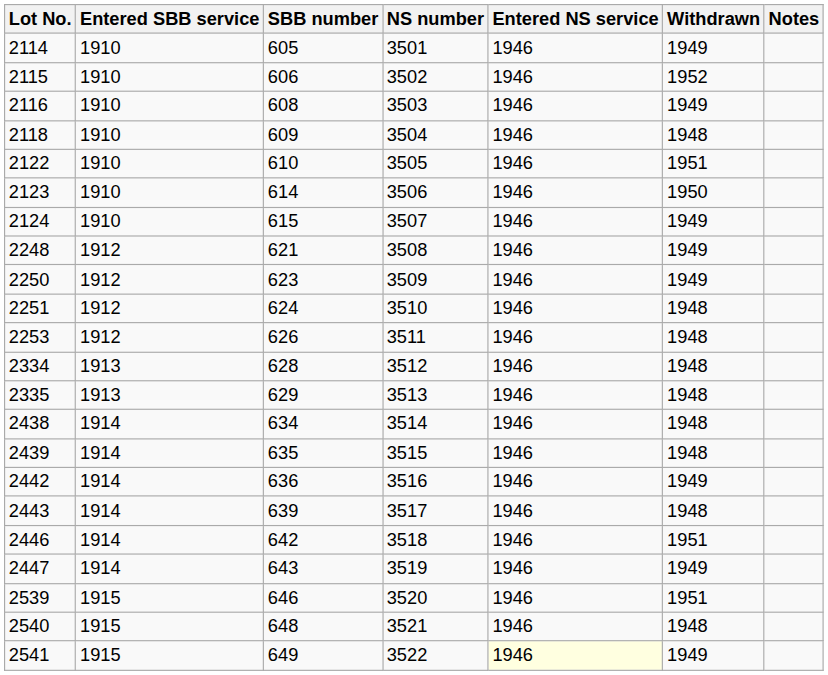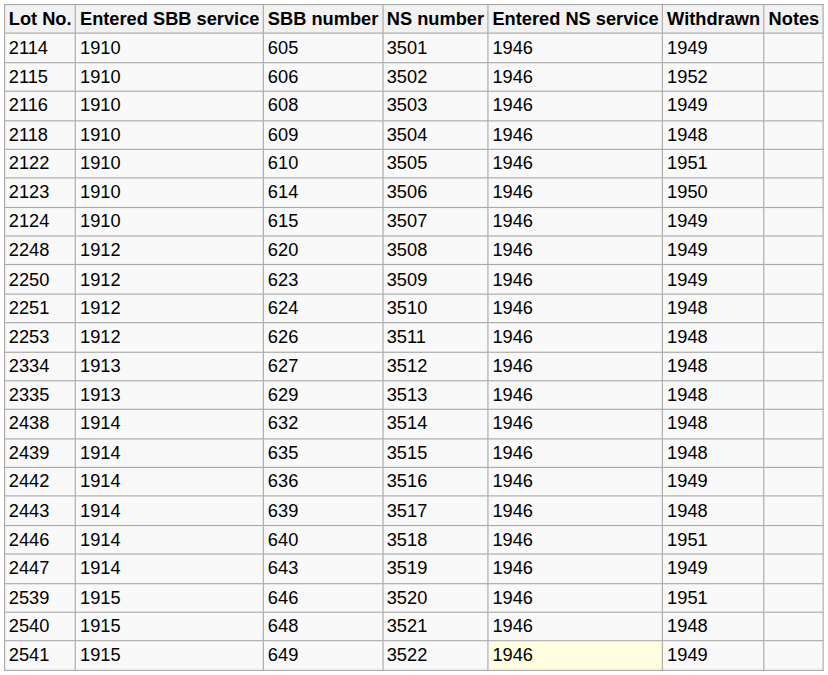(283, 250) 621 -> (283, 250) 620
(283, 366) 628 -> (283, 366) 627
(283, 423) 634 -> (283, 423) 632
(283, 539) 642 -> (283, 539) 640
